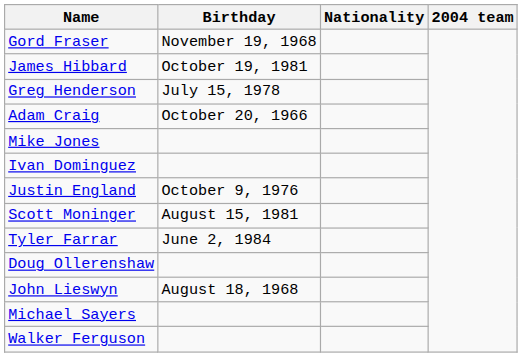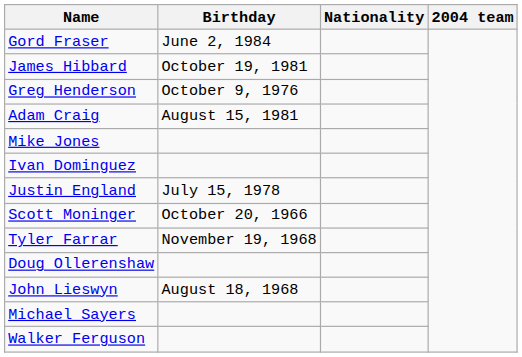(239, 42) November 19, 1968 -> (216, 42) June 2, 1984
(221, 91) July 15, 1978 -> (230, 91) October 9, 1976
(235, 116) October 20, 1966 -> (230, 116) August 15, 1981
(230, 191) October 9, 1976 -> (221, 191) July 15, 1978
(230, 215) August 15, 1981 -> (235, 215) October 20, 1966
(216, 240) June 2, 1984 -> (239, 240) November 19, 1968
